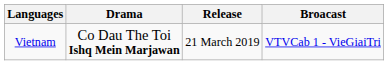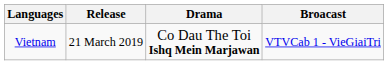columns swapped: (222, 14) <-> (124, 14)
